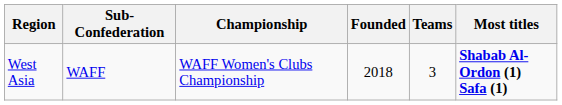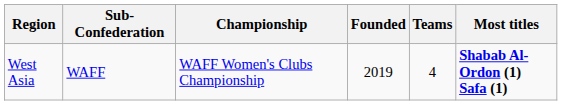(378, 71) 2018 -> (378, 71) 2019
(432, 71) 3 -> (432, 71) 4
